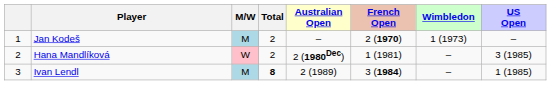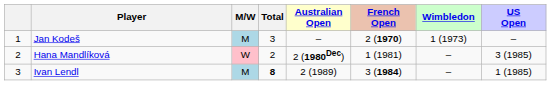(272, 38) 2 -> (272, 38) 3
